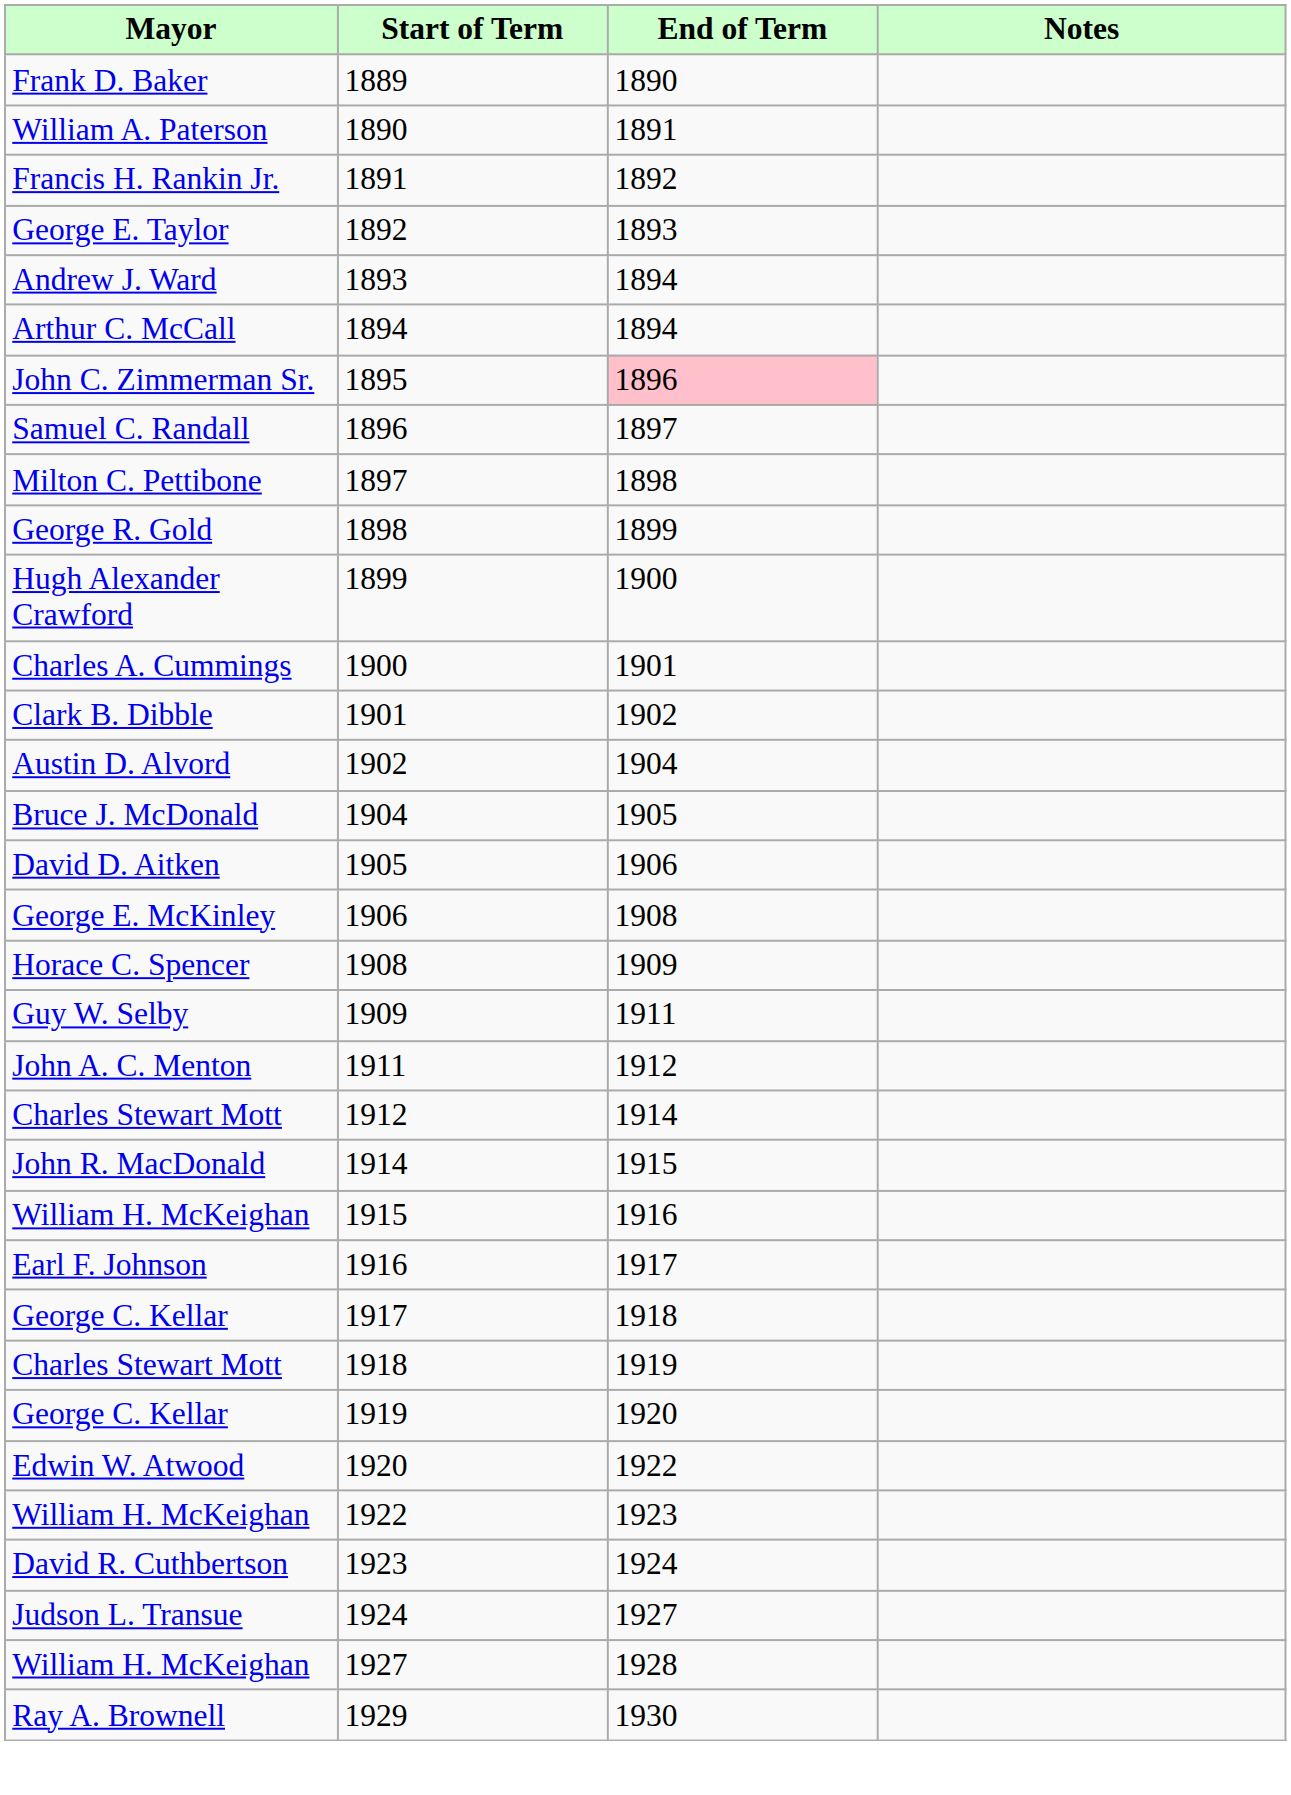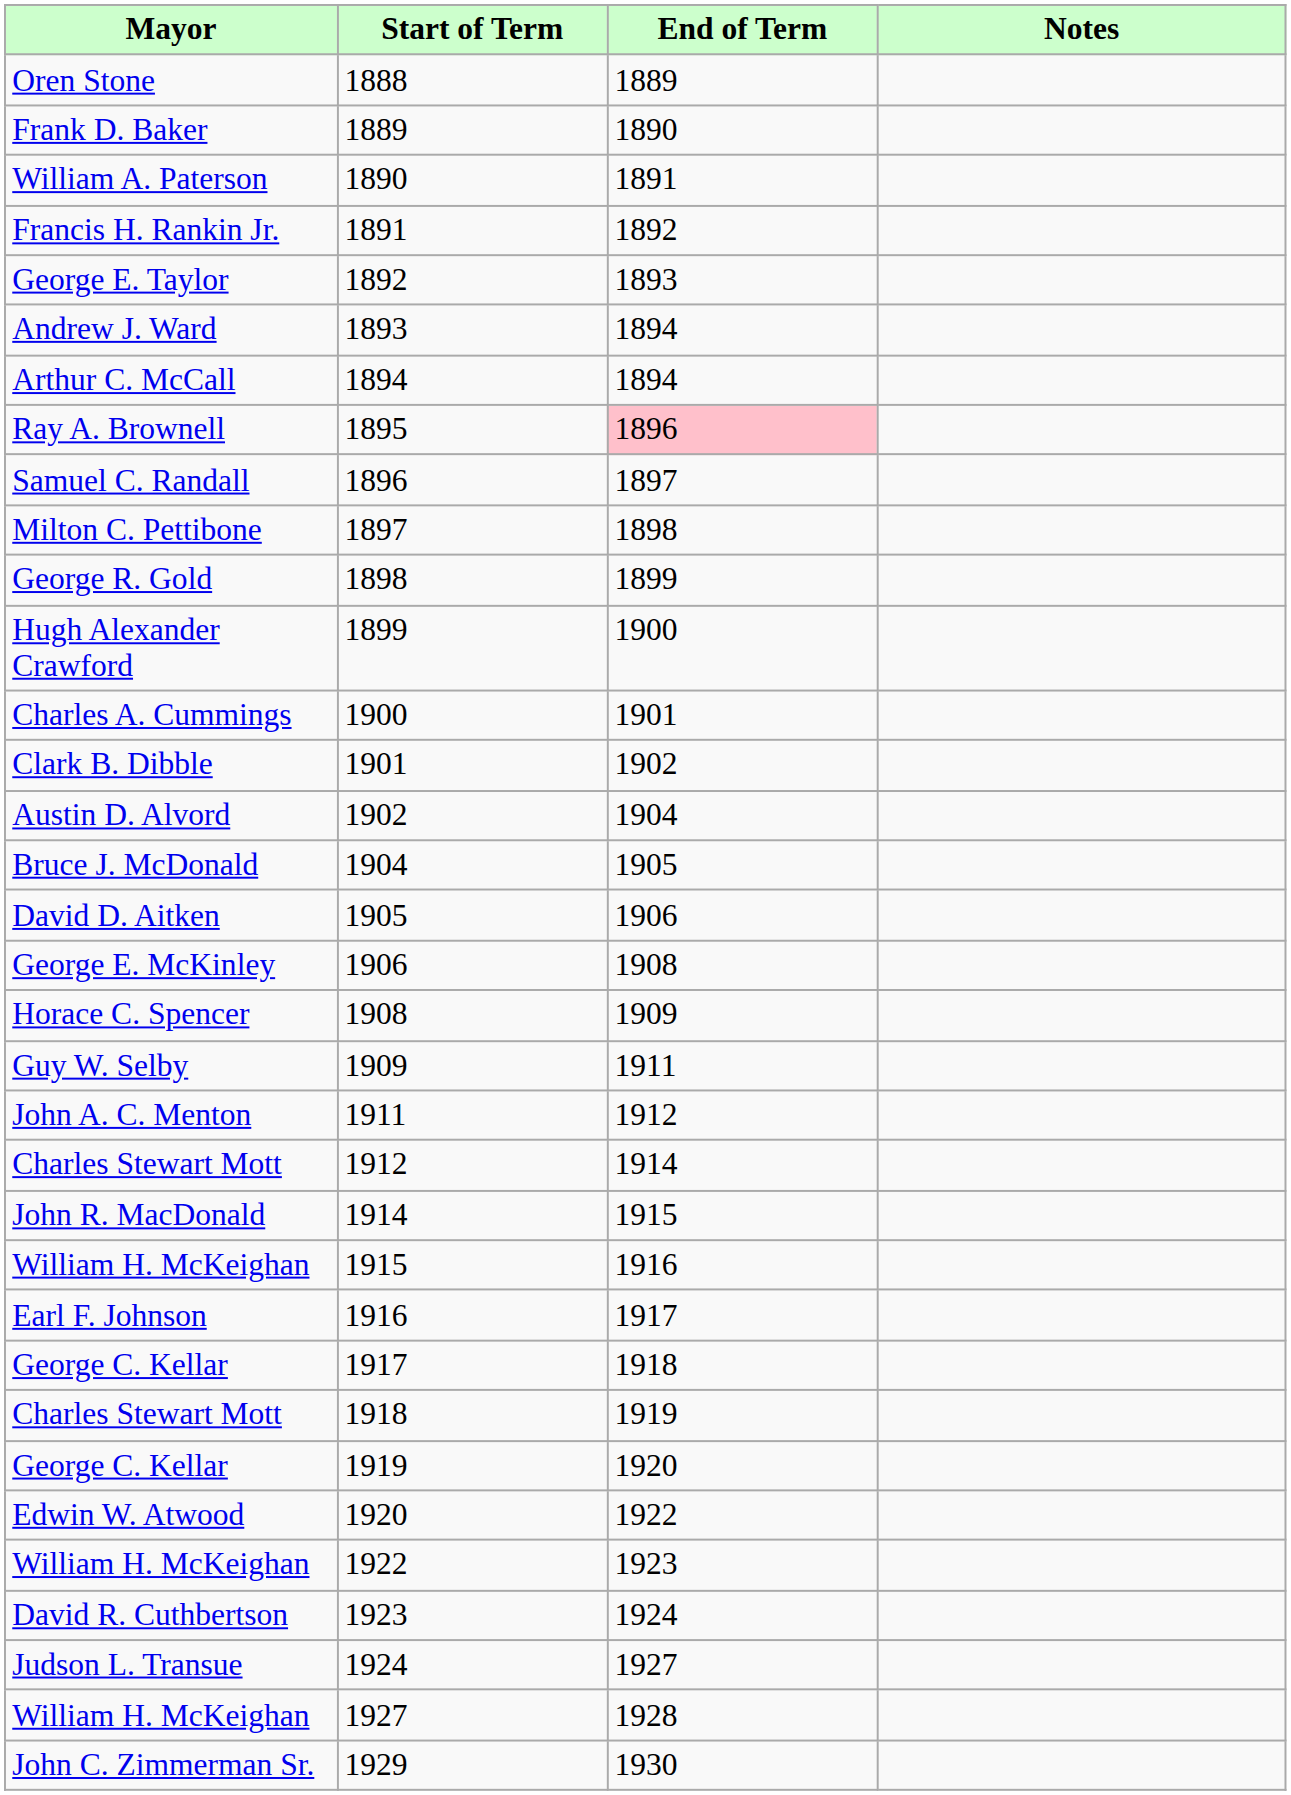+ row: (376, 79)
(163, 379) John C. Zimmerman Sr. -> (119, 429) Ray A. Brownell
(119, 1714) Ray A. Brownell -> (163, 1764) John C. Zimmerman Sr.
